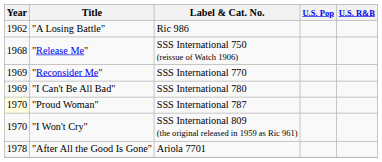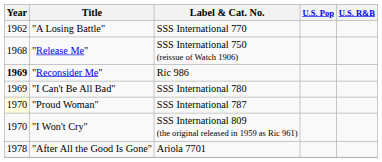(173, 28) Ric 986 -> (202, 28) SSS International 770
(17, 72) normal -> (17, 72) bold
(202, 72) SSS International 770 -> (173, 72) Ric 986
